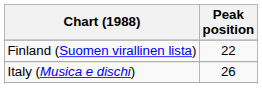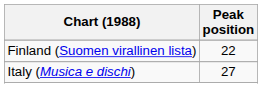(228, 72) 26 -> (228, 72) 27
